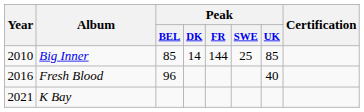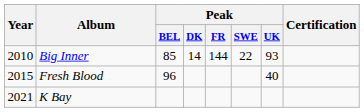(246, 55) 25 -> (246, 55) 22
(272, 55) 85 -> (272, 55) 93
(20, 76) 2016 -> (20, 76) 2015
